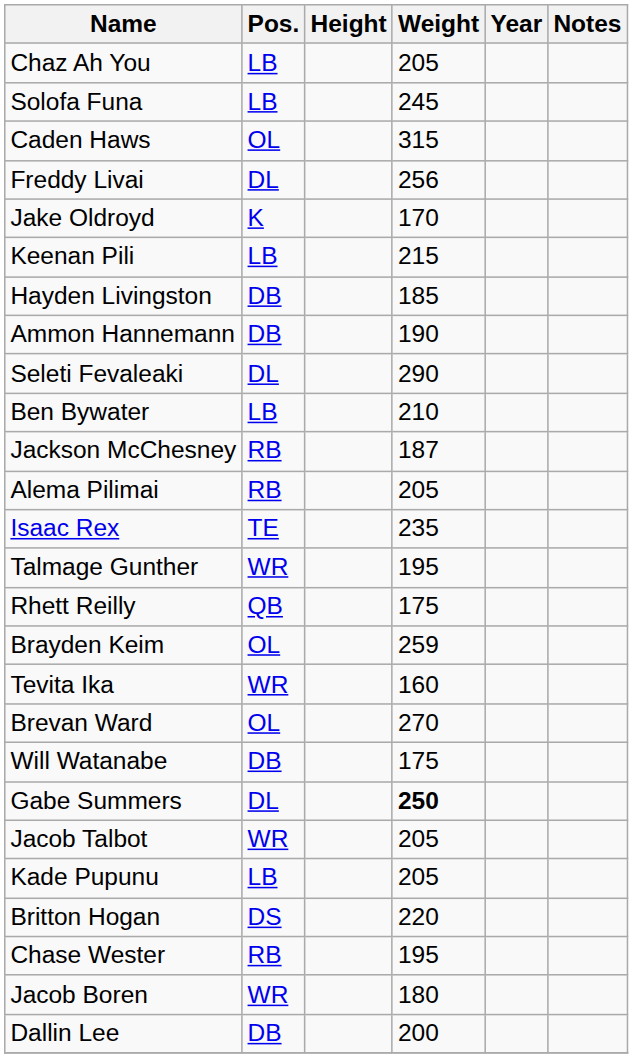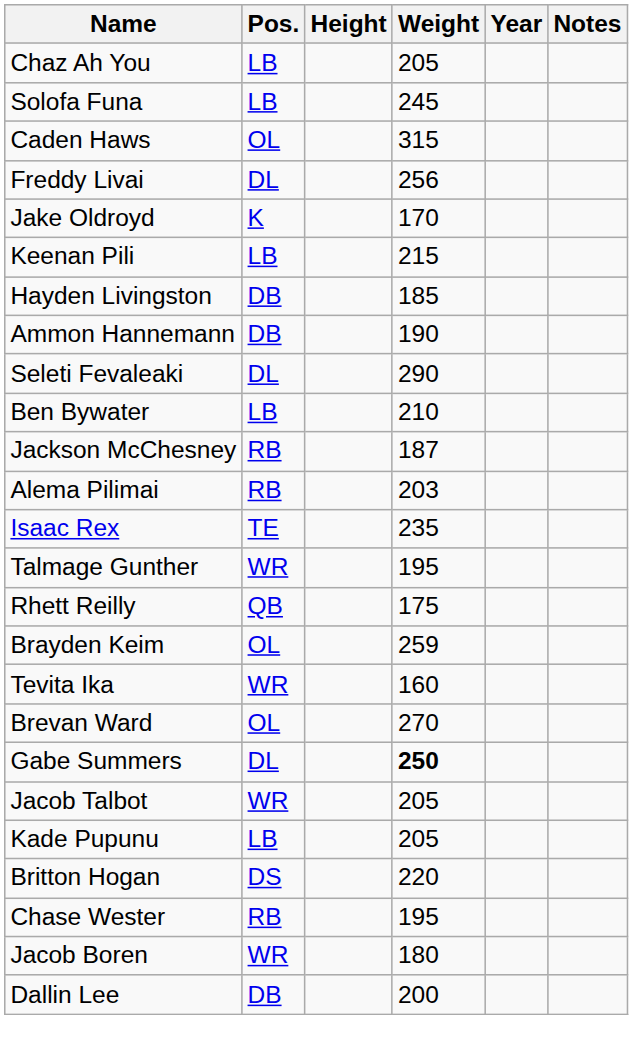(418, 489) 205 -> (418, 489) 203
- row: (89, 761)
